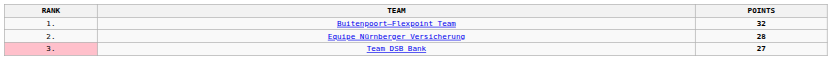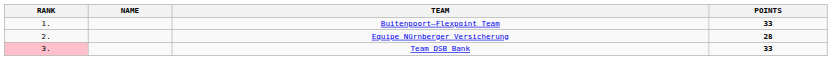+ column: (130, 10)
(761, 23) 32 -> (768, 23) 33
(761, 49) 27 -> (768, 49) 33
